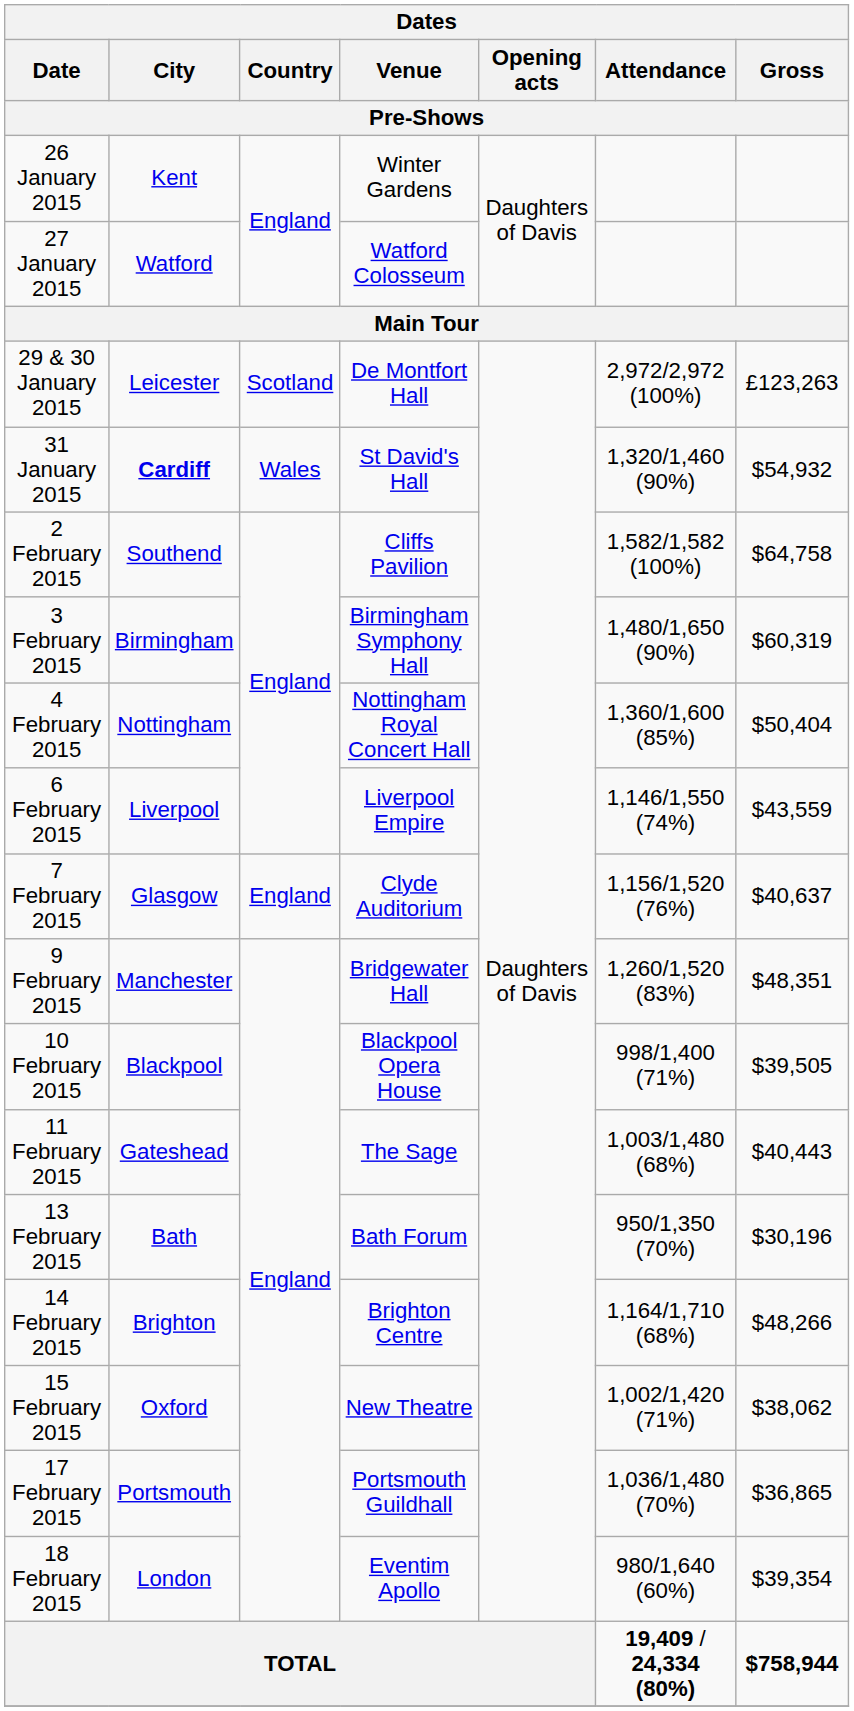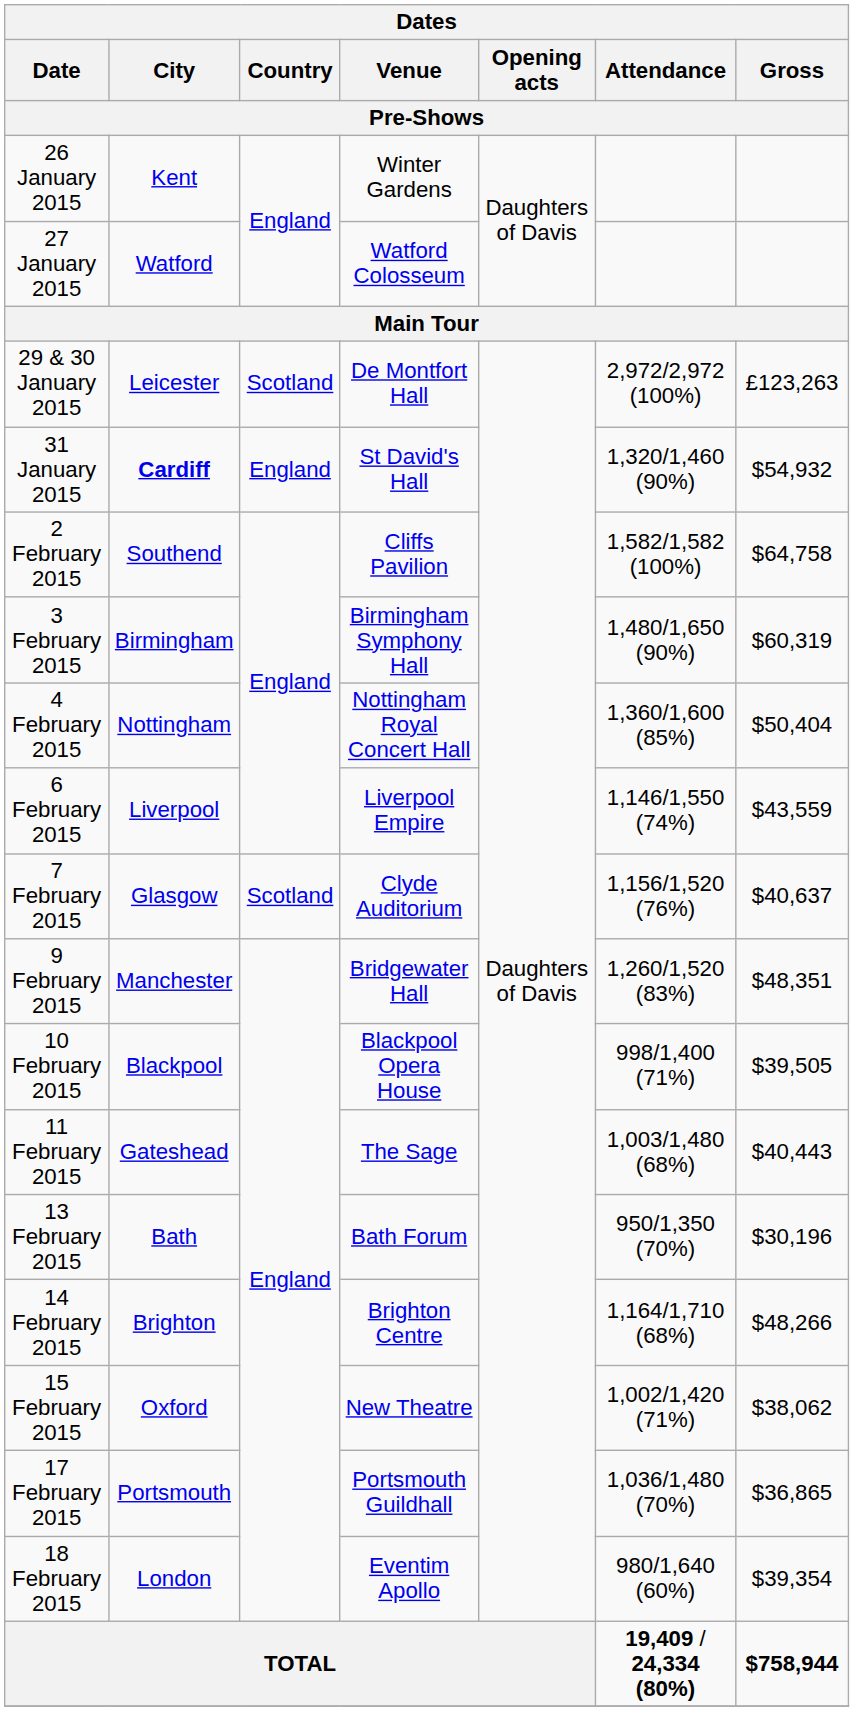(290, 469) Wales -> (290, 469) England
(290, 895) England -> (290, 895) Scotland
